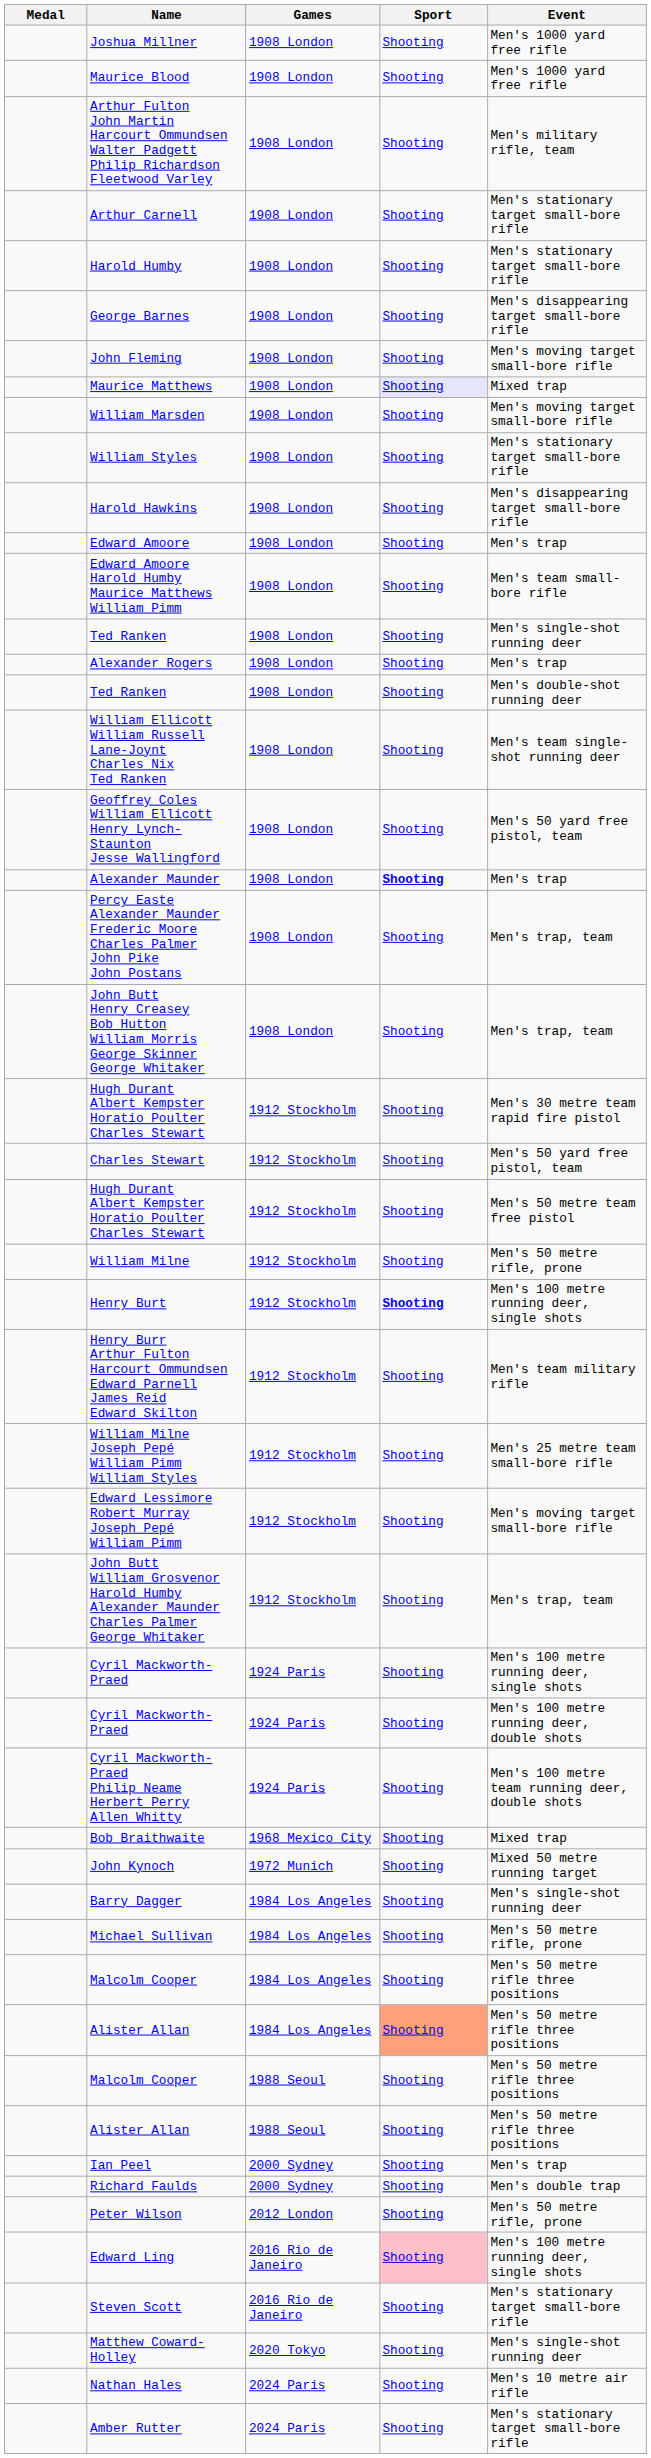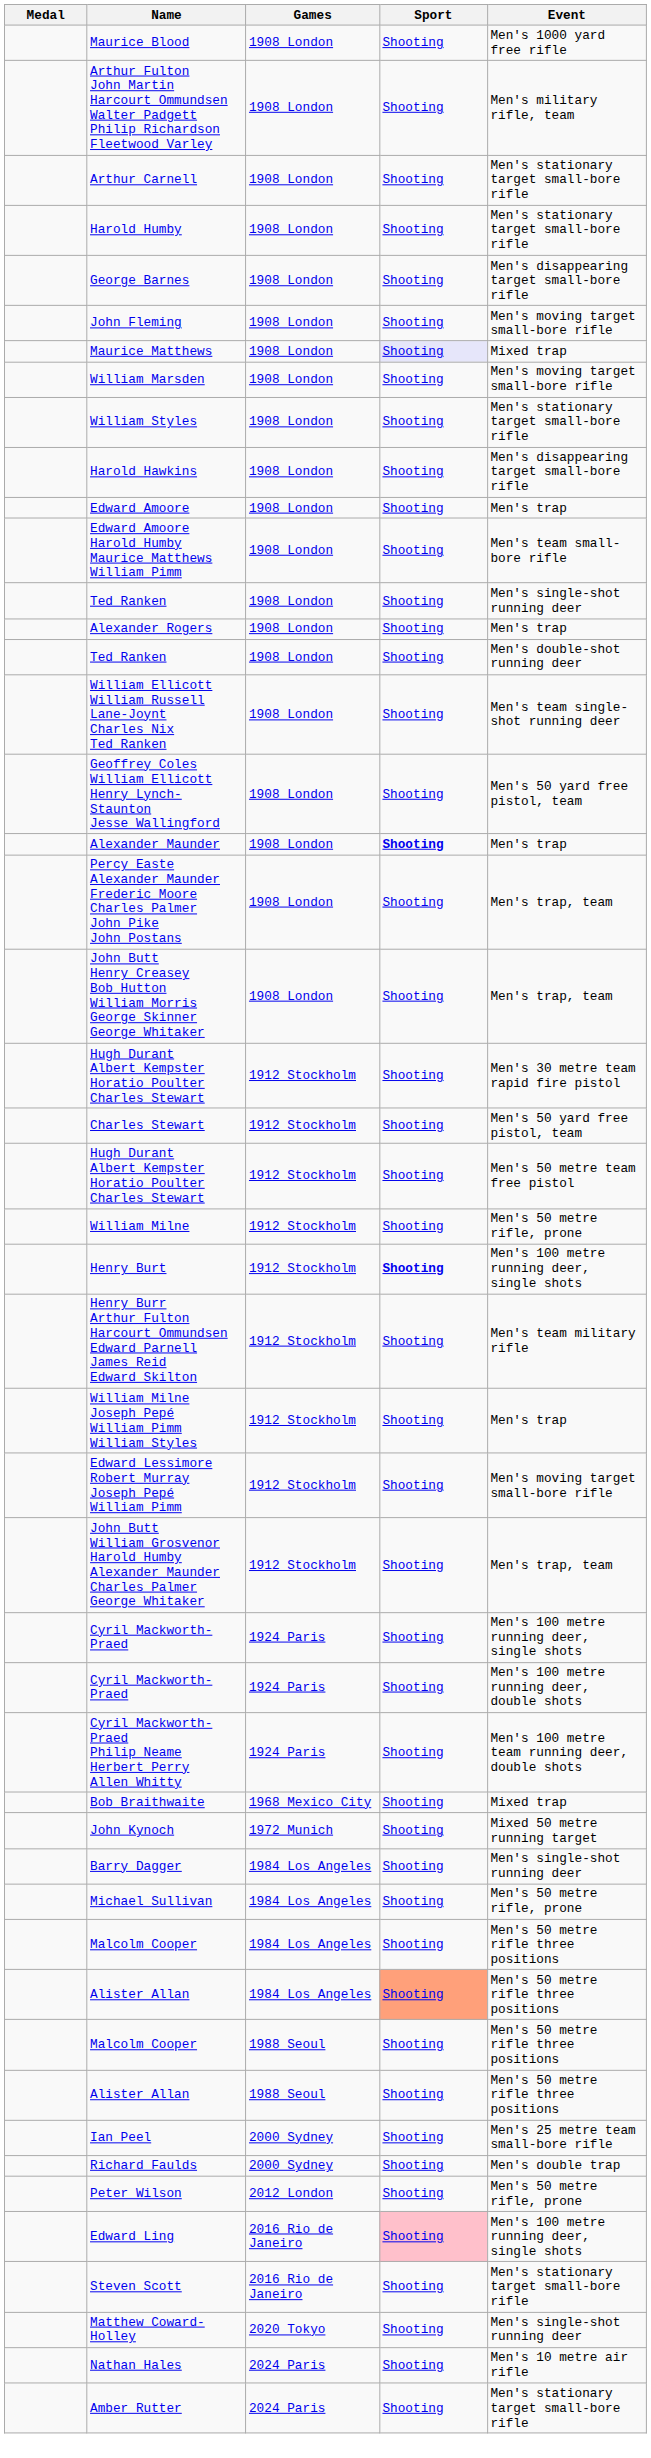- row: (144, 43)
(563, 1456) Men's 25 metre team small-bore rifle -> (529, 1421) Men's trap
(529, 2166) Men's trap -> (563, 2138) Men's 25 metre team small-bore rifle
